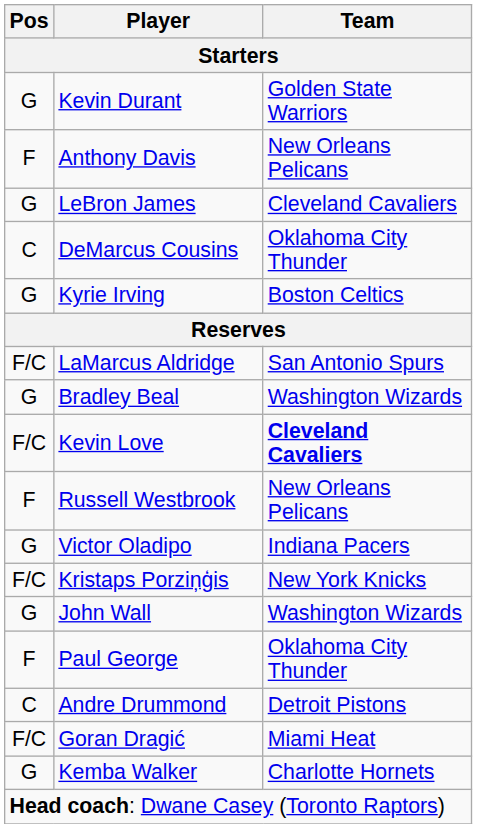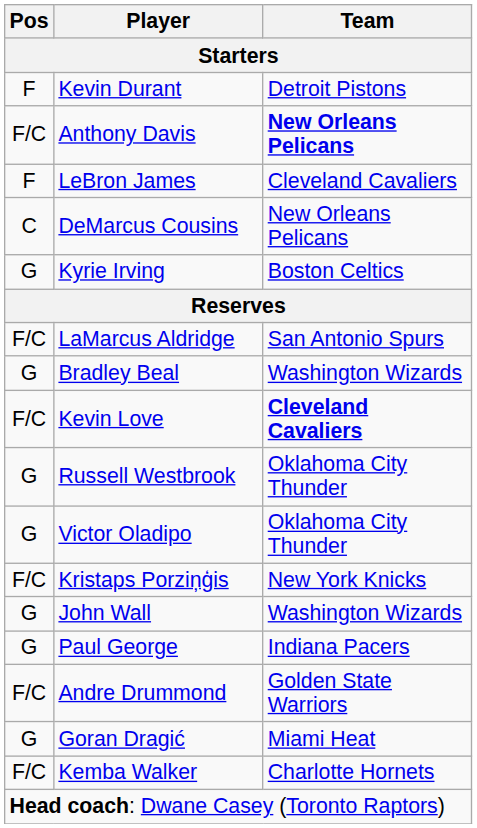(29, 100) G -> (29, 88) F
(330, 100) Golden State Warriors -> (337, 88) Detroit Pistons
(29, 158) F -> (29, 134) F/C
(329, 158) normal -> (332, 134) bold
(29, 204) G -> (29, 180) F
(337, 249) Oklahoma City Thunder -> (329, 226) New Orleans Pelicans
(29, 500) F -> (29, 476) G
(329, 500) New Orleans Pelicans -> (337, 476) Oklahoma City Thunder
(339, 546) Indiana Pacers -> (337, 534) Oklahoma City Thunder
(29, 659) F -> (29, 647) G
(337, 659) Oklahoma City Thunder -> (339, 647) Indiana Pacers
(29, 704) C -> (29, 693) F/C
(337, 704) Detroit Pistons -> (330, 693) Golden State Warriors
(29, 738) F/C -> (29, 738) G
(29, 772) G -> (29, 772) F/C
